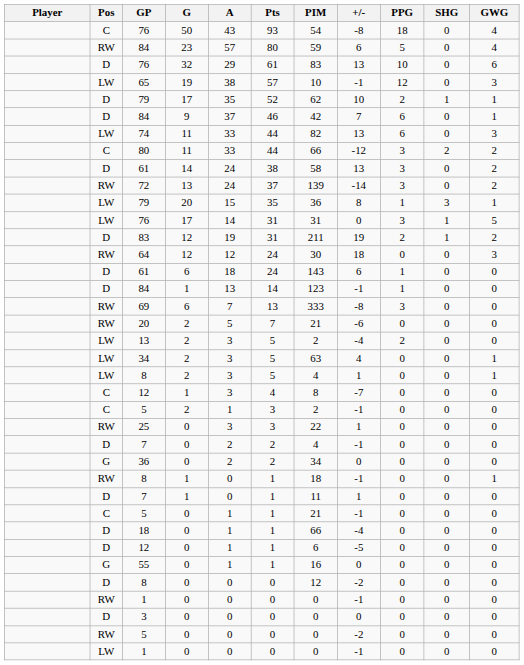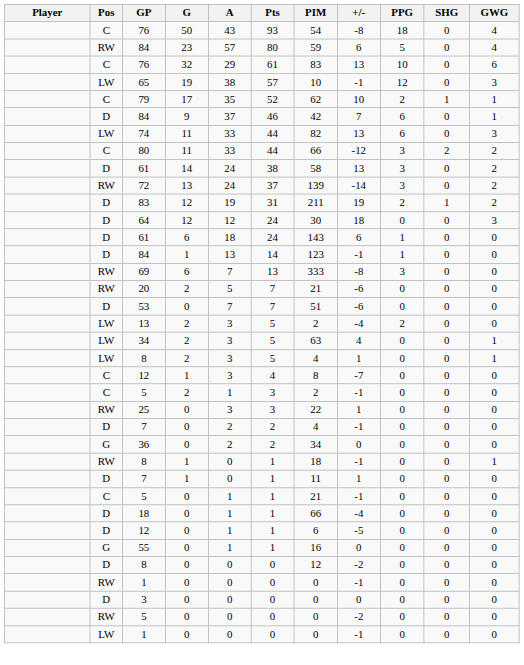(106, 64) D -> (106, 64) C
(106, 99) D -> (106, 99) C
- row: (144, 202)
- row: (144, 220)
(106, 254) RW -> (106, 220) D
+ row: (144, 306)
